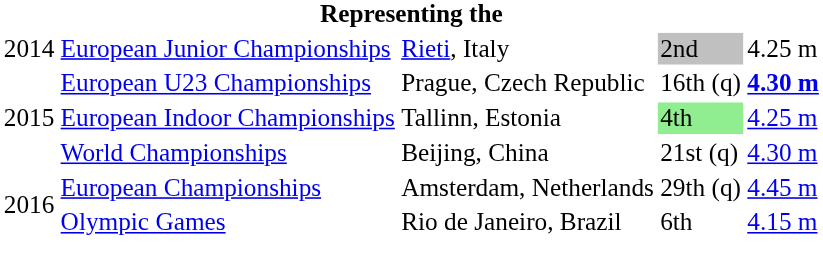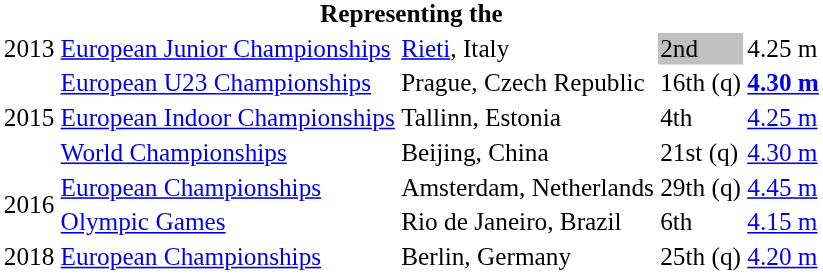(29, 48) 2014 -> (29, 48) 2013
(676, 117) lightgreen background -> (676, 117) no background
+ row: (486, 256)
